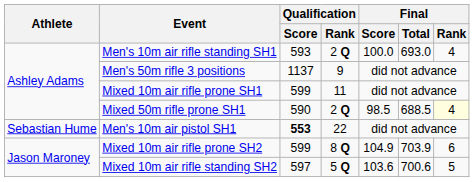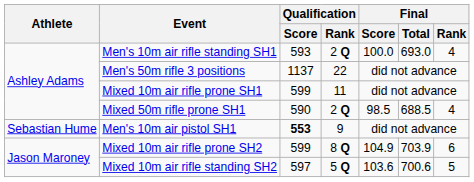(340, 72) 9 -> (340, 72) 22
(452, 110) lightyellow background -> (452, 110) no background
(340, 129) 22 -> (340, 129) 9
